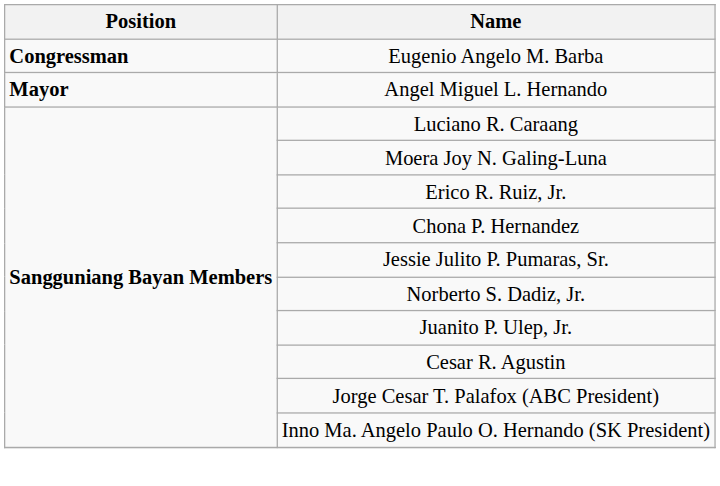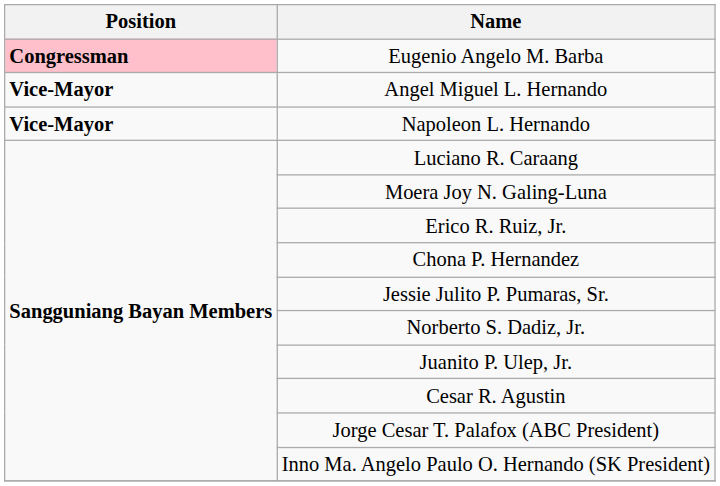(69, 56) no background -> (69, 56) pink background
(39, 90) Mayor -> (61, 90) Vice-Mayor
+ row: (496, 124)
